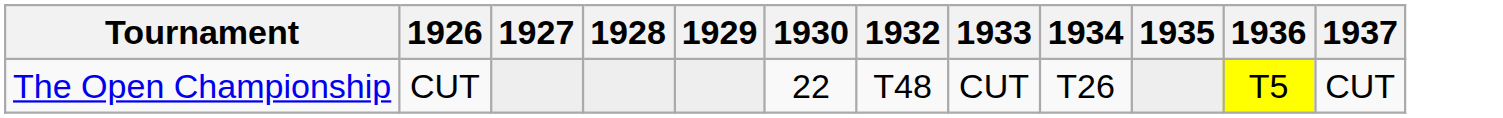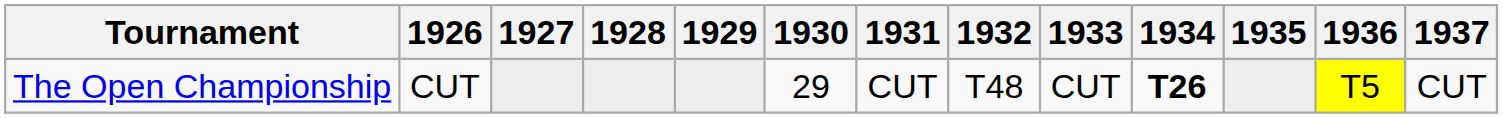+ column: (903, 32)
(811, 86) 22 -> (811, 86) 29
(1086, 86) normal -> (1177, 86) bold
